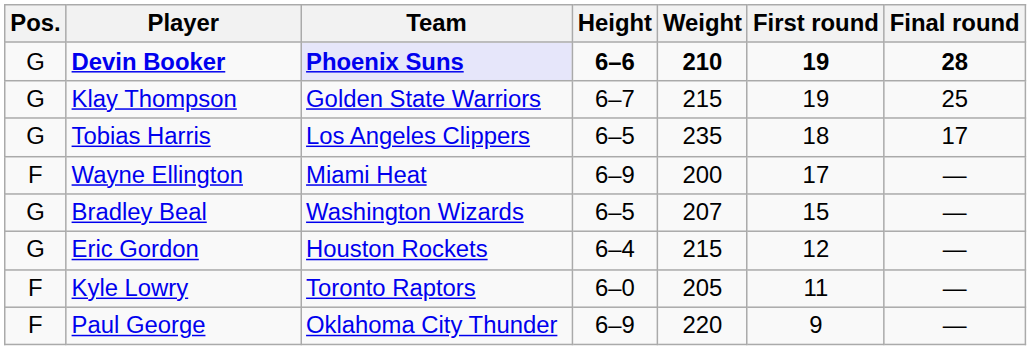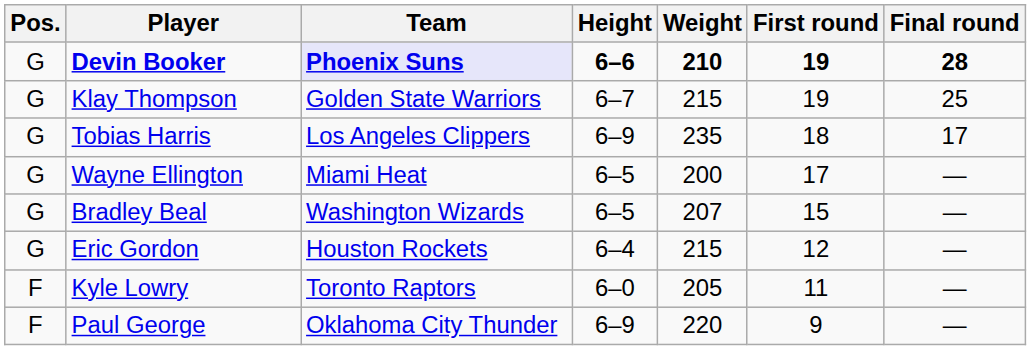(615, 136) 6–5 -> (615, 136) 6–9
(35, 174) F -> (35, 174) G
(615, 174) 6–9 -> (615, 174) 6–5
